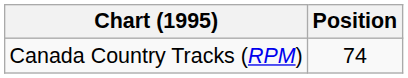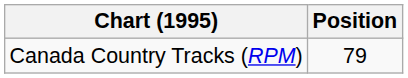(355, 55) 74 -> (355, 55) 79
